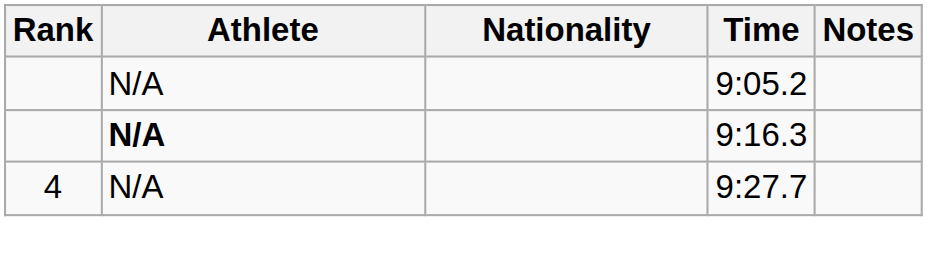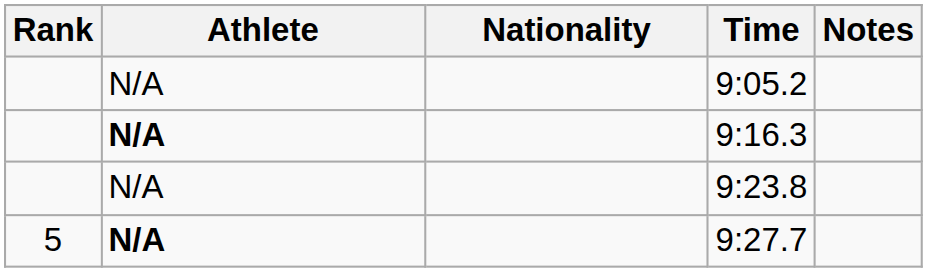+ row: (761, 187)
(53, 187) 4 -> (53, 239) 5
(136, 187) normal -> (137, 239) bold
